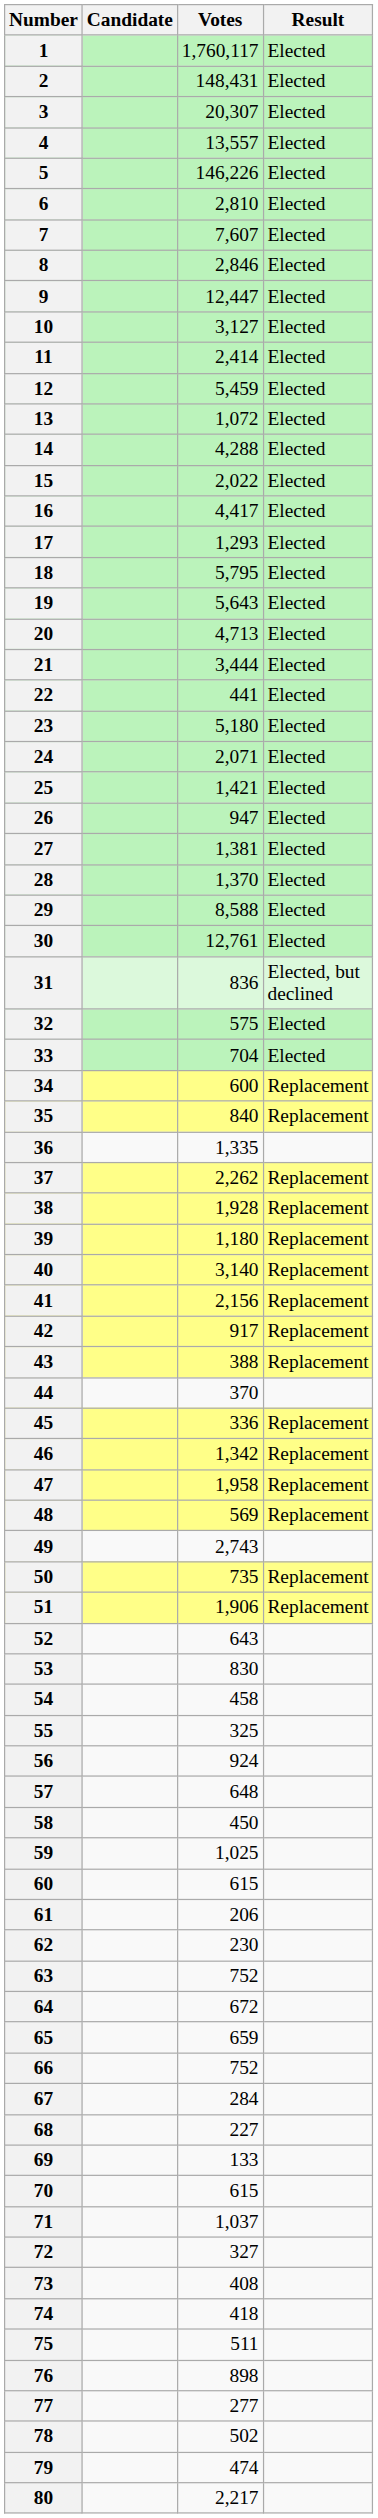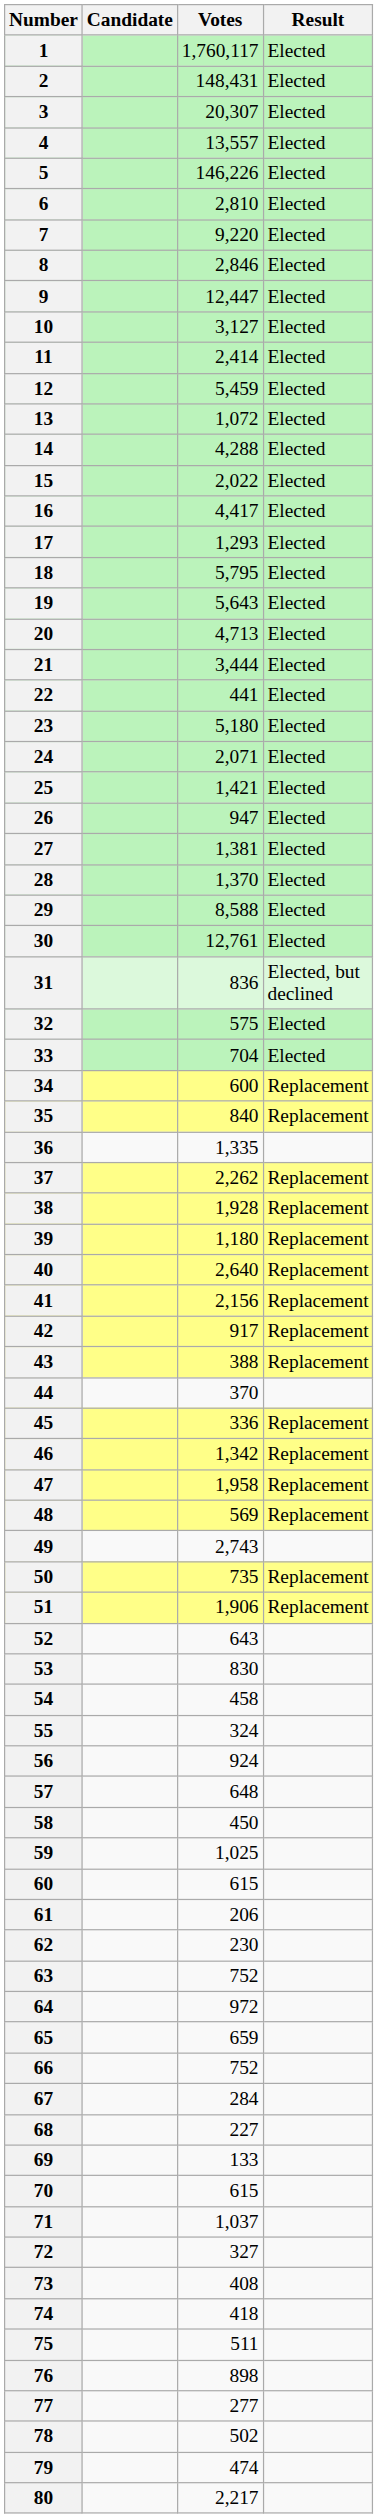(237, 234) 7,607 -> (237, 234) 9,220
(237, 1269) 3,140 -> (237, 1269) 2,640
(244, 1730) 325 -> (244, 1730) 324
(244, 2006) 672 -> (244, 2006) 972
